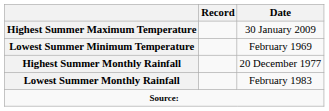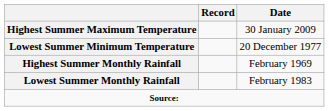(280, 47) February 1969 -> (280, 47) 20 December 1977
(280, 64) 20 December 1977 -> (280, 64) February 1969
